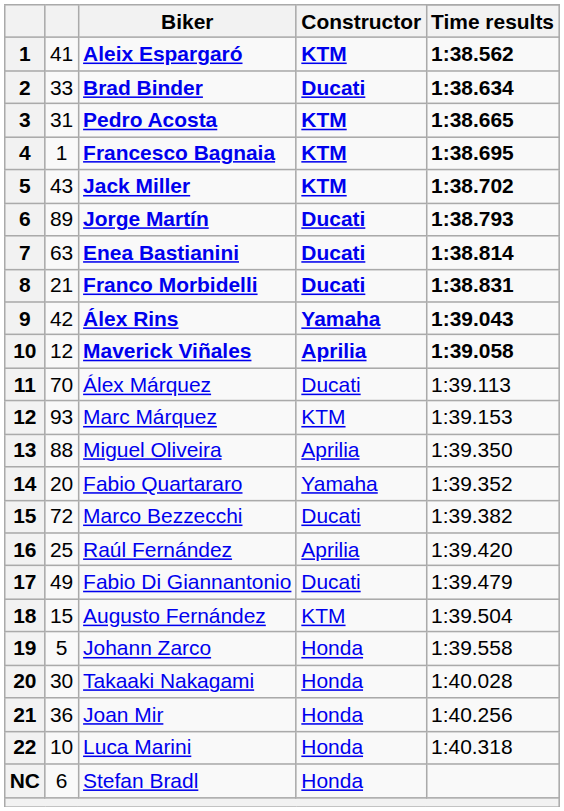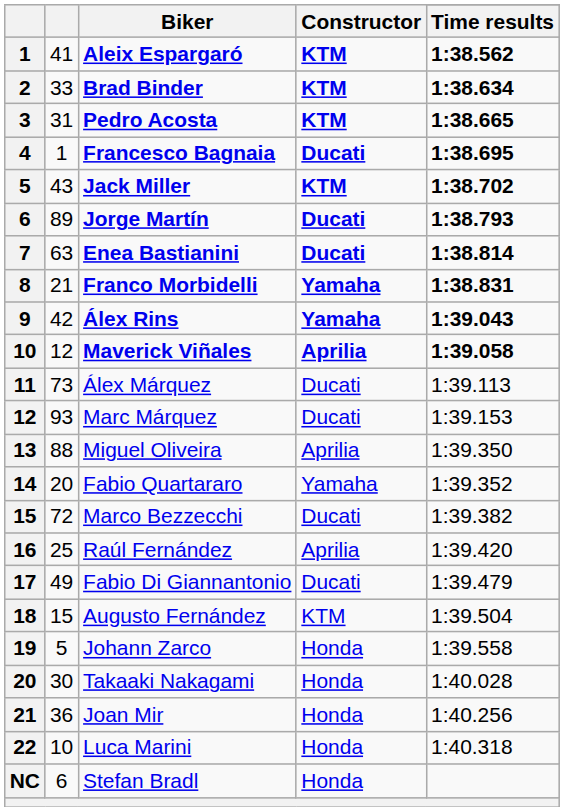(333, 87) Ducati -> (324, 87) KTM
(324, 153) KTM -> (333, 153) Ducati
(333, 285) Ducati -> (341, 285) Yamaha
(62, 384) 70 -> (62, 384) 73
(323, 417) KTM -> (331, 417) Ducati
